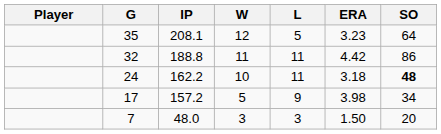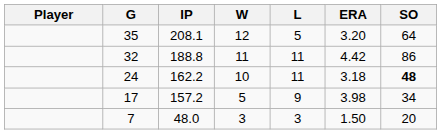(353, 35) 3.23 -> (353, 35) 3.20
